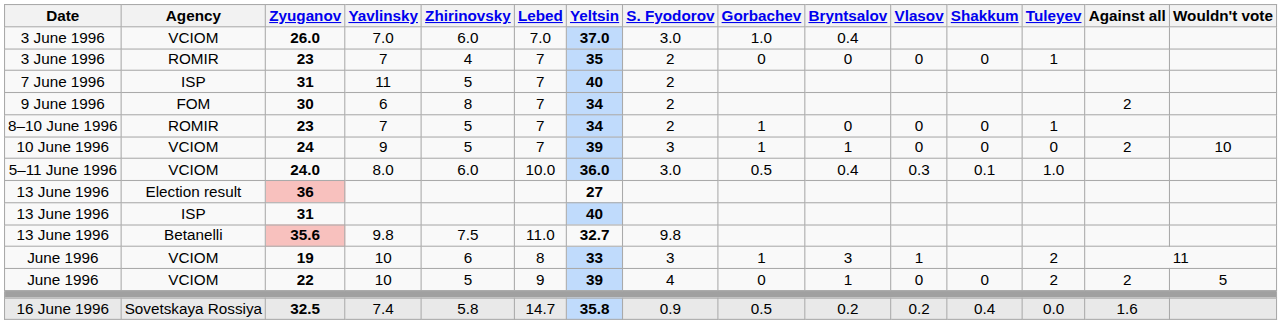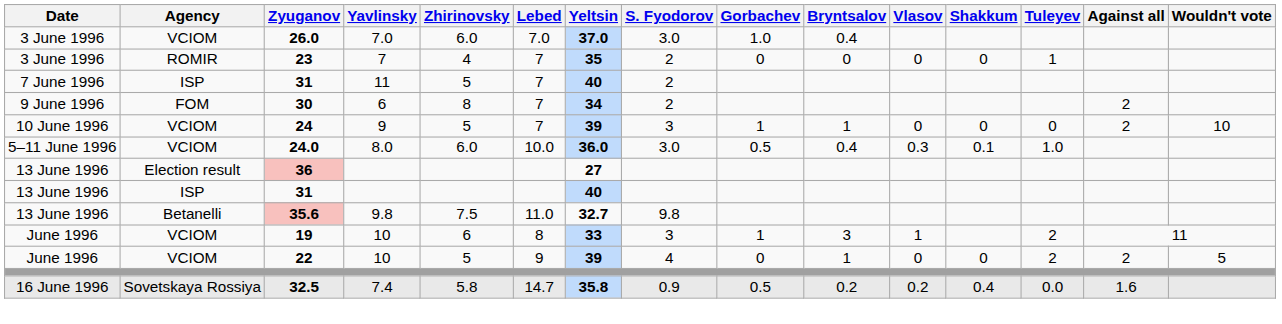- row: (63, 126)
